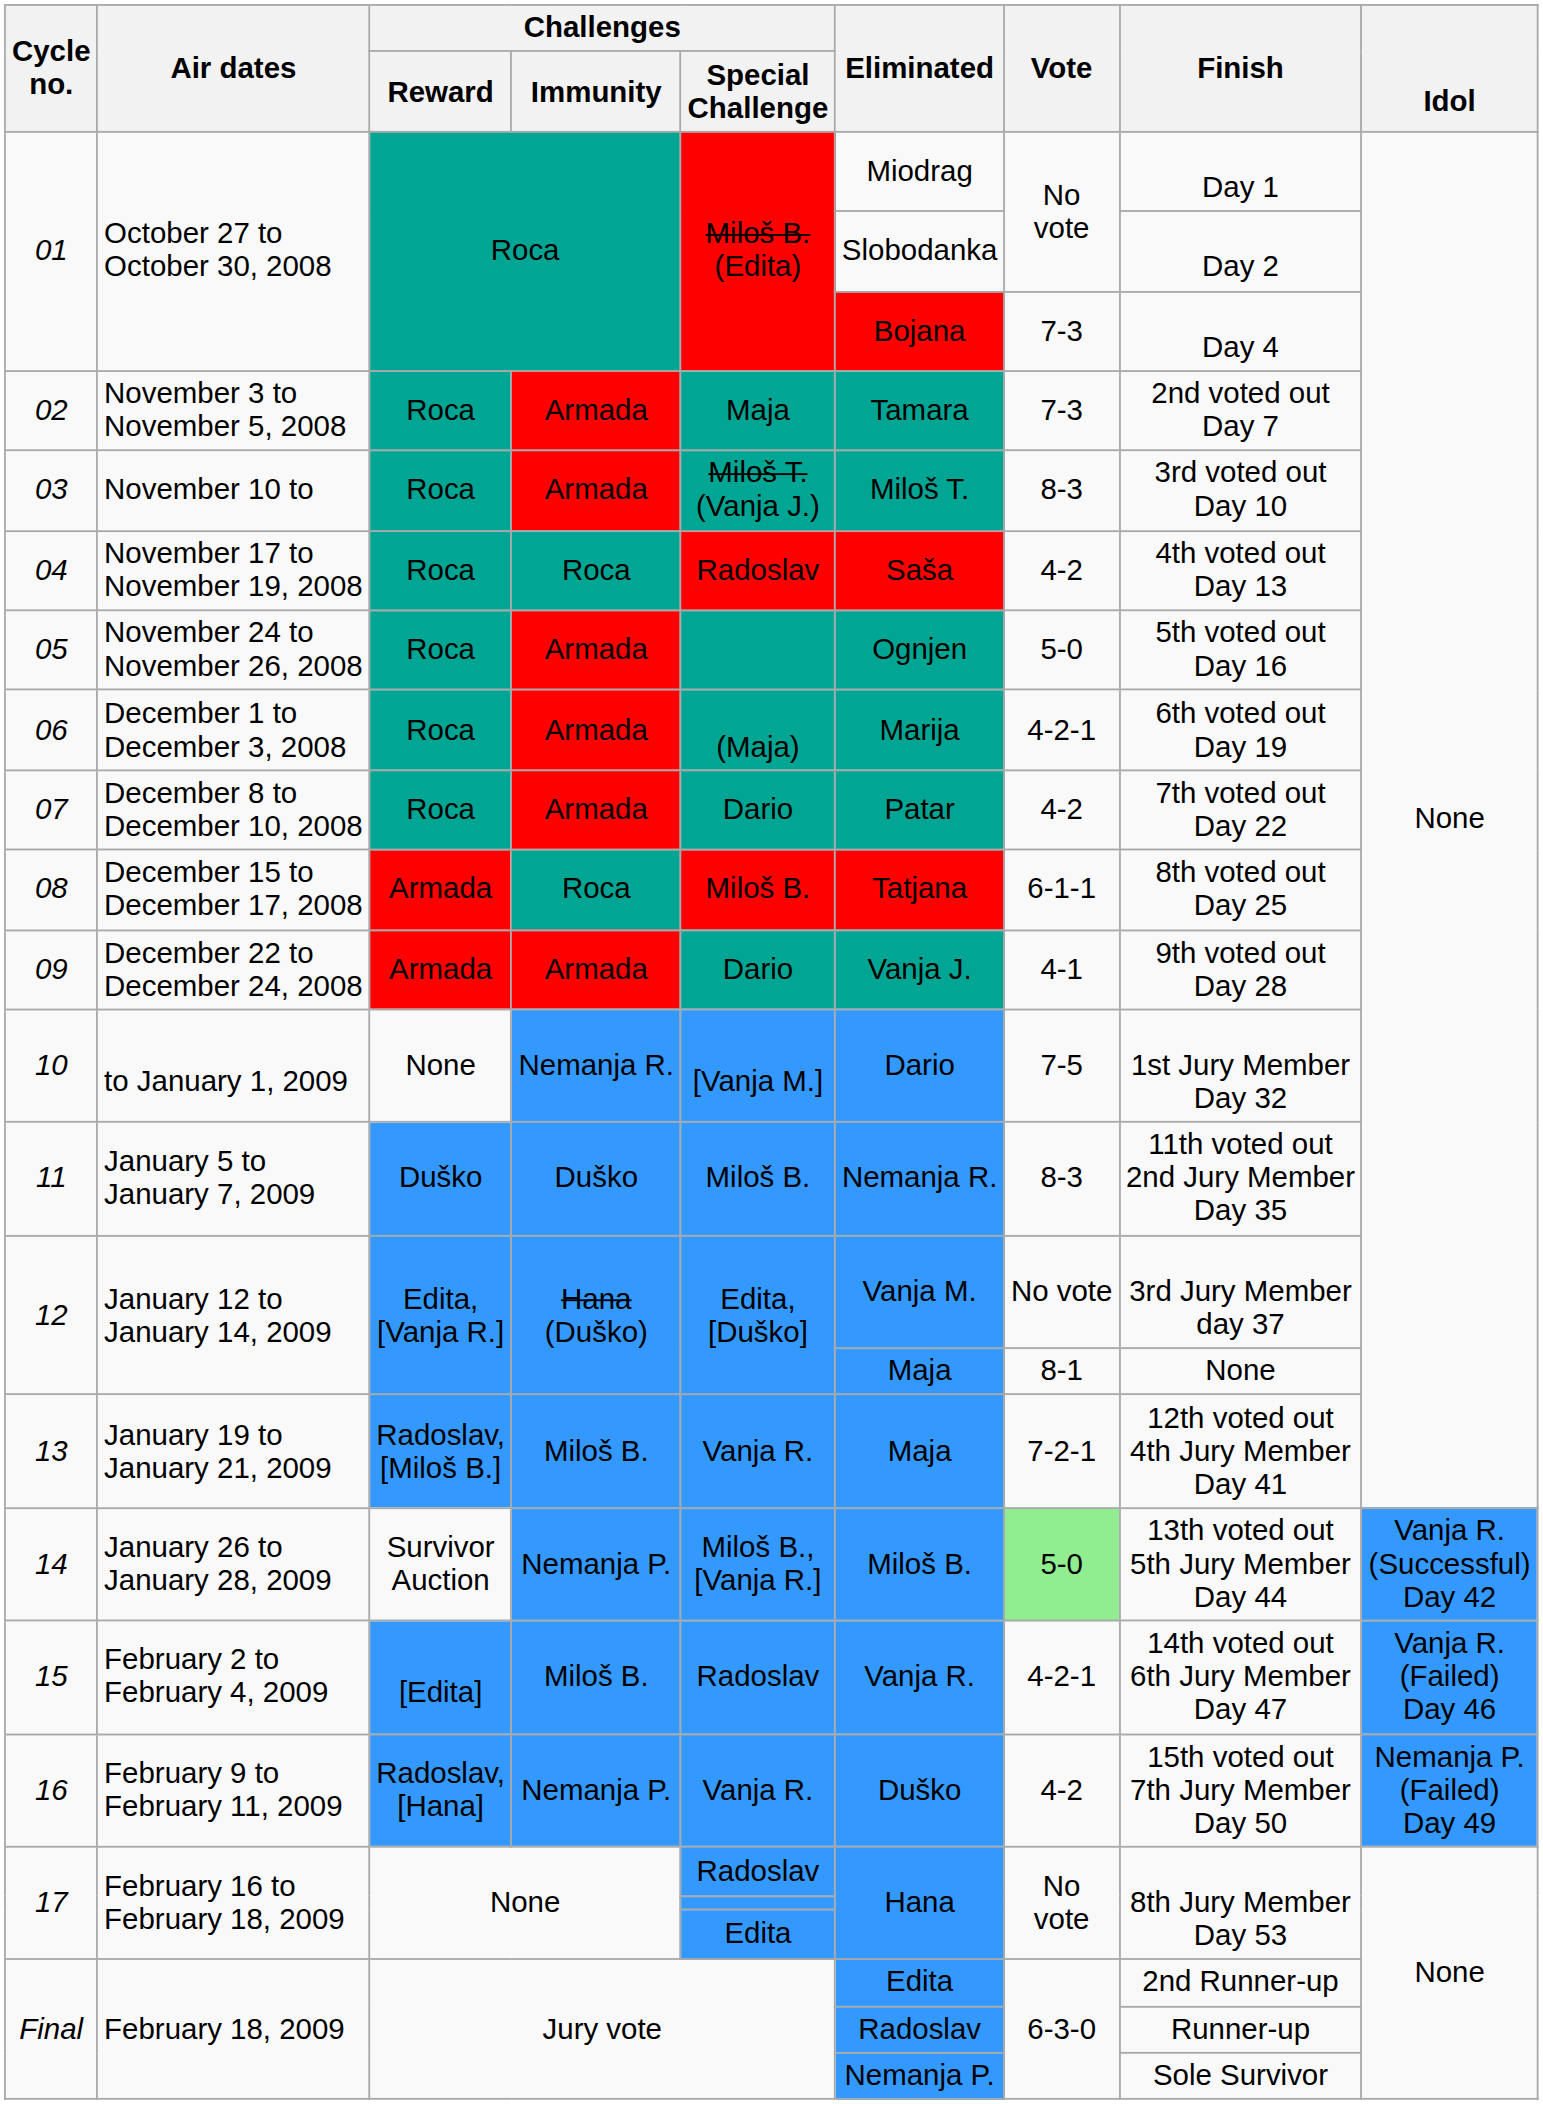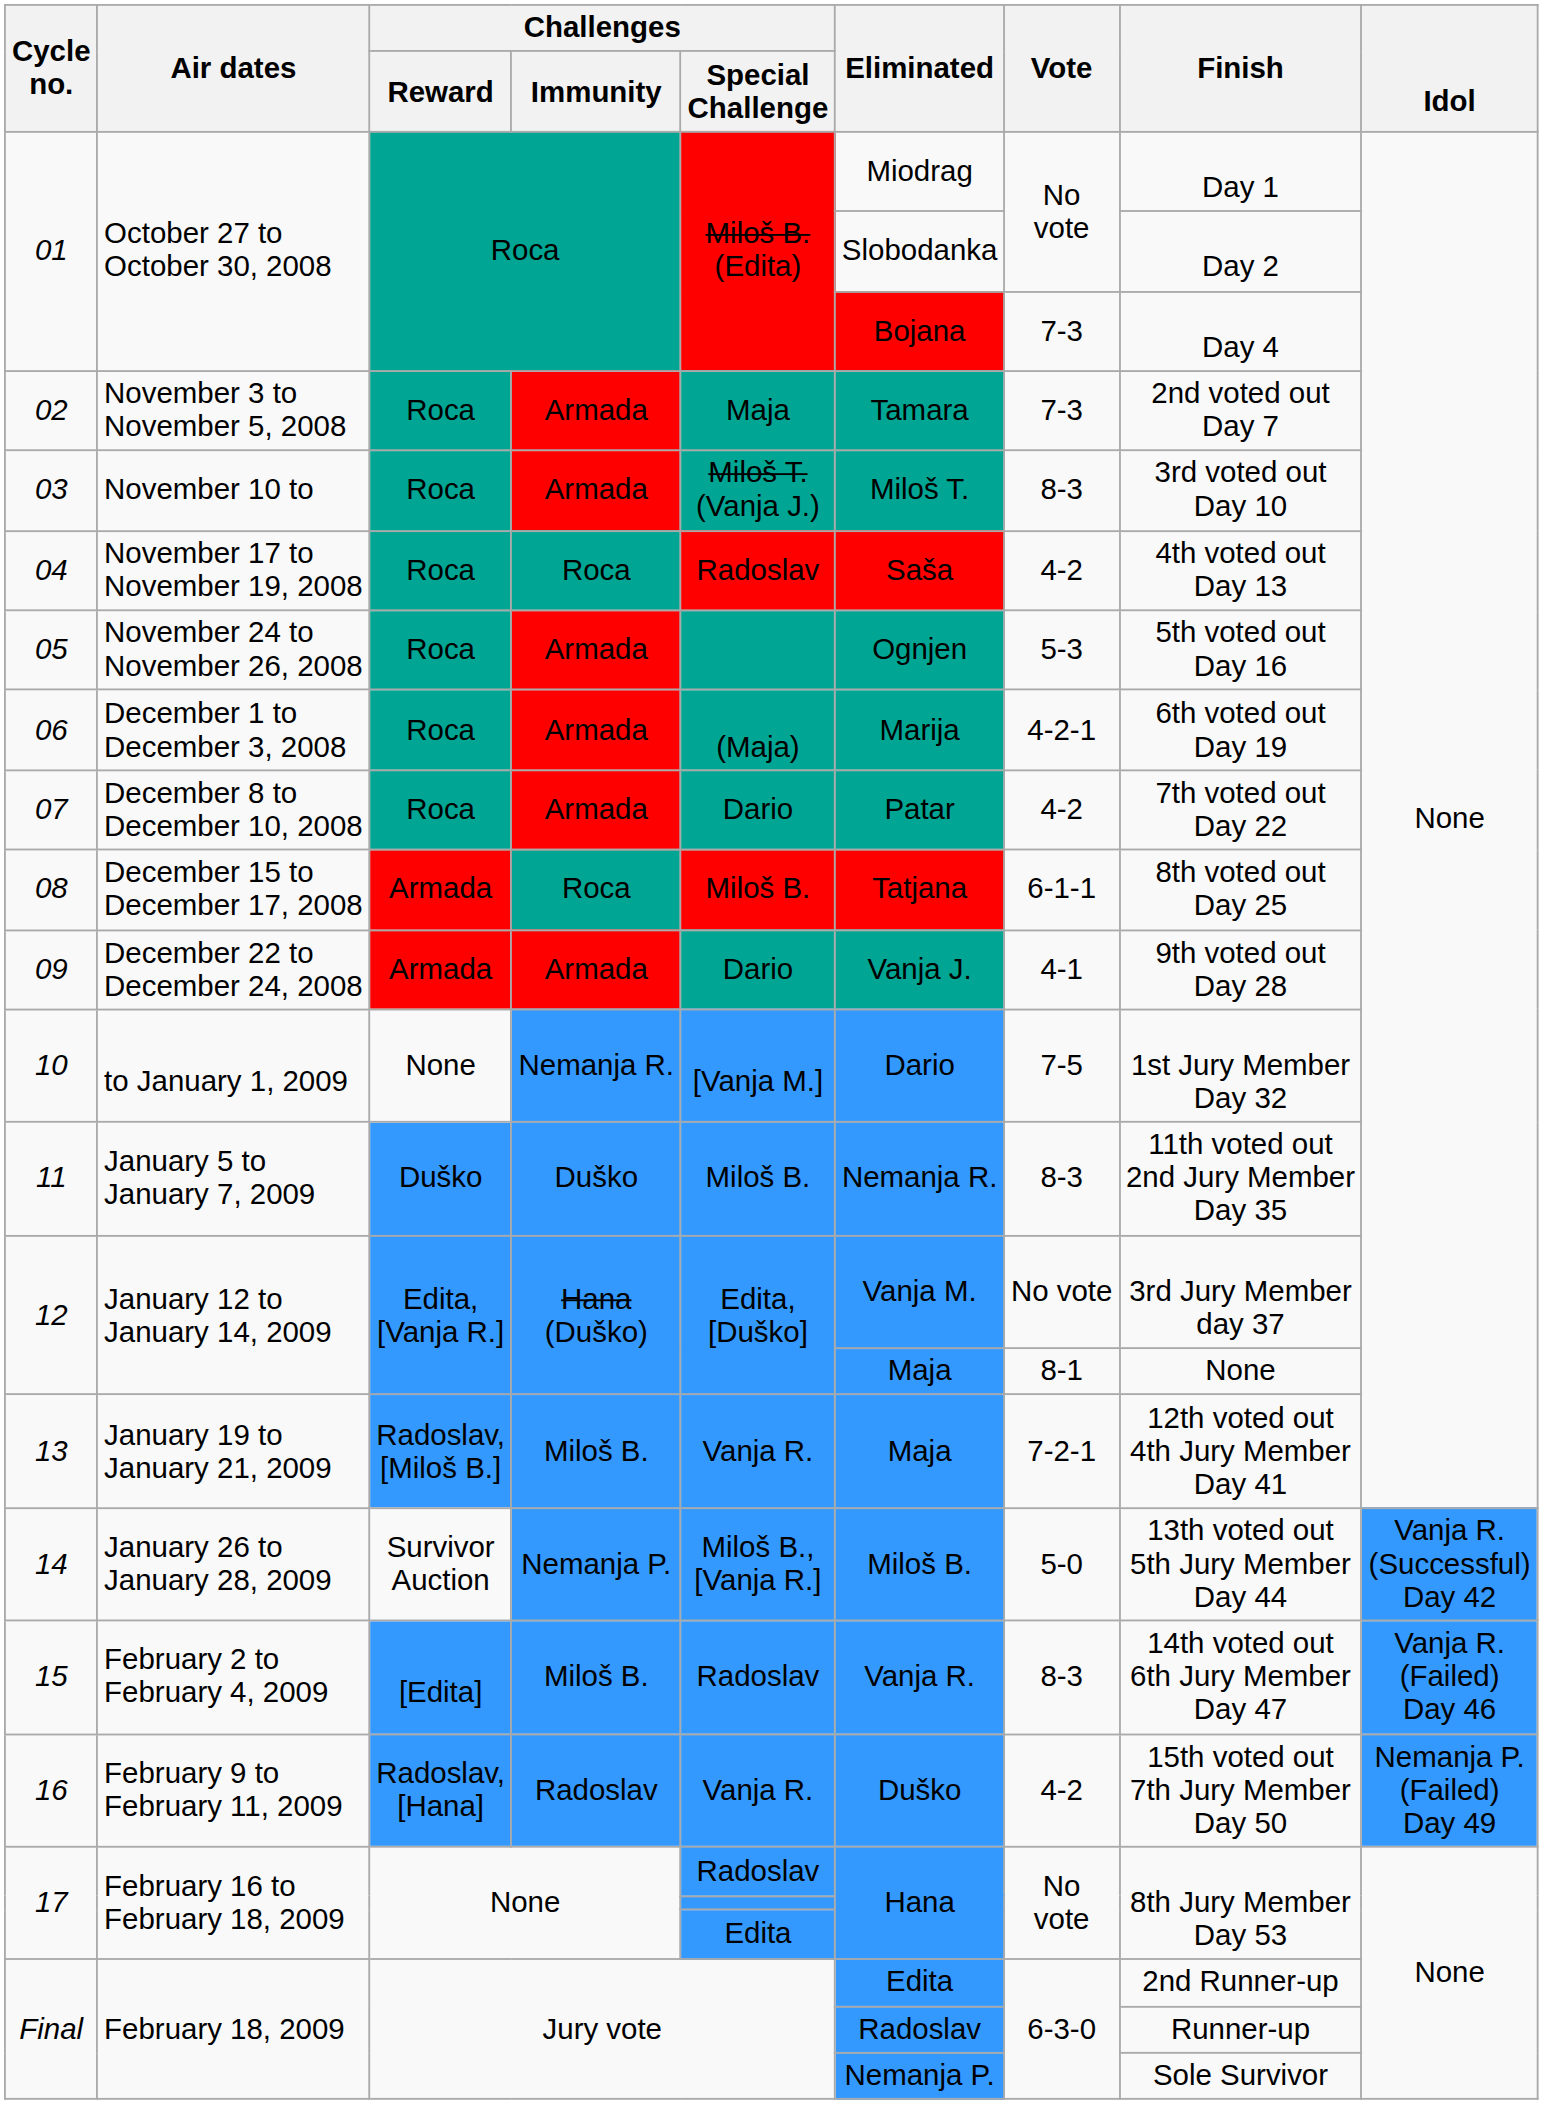(1062, 649) 5-0 -> (1062, 649) 5-3
(1062, 1563) lightgreen background -> (1062, 1563) no background
(1062, 1676) 4-2-1 -> (1062, 1676) 8-3
(596, 1789) Nemanja P. -> (596, 1789) Radoslav
